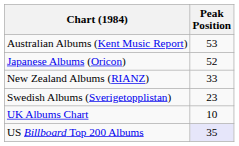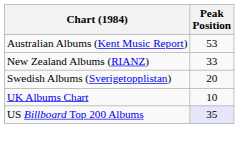- row: (66, 61)
(212, 97) 23 -> (212, 79) 20
